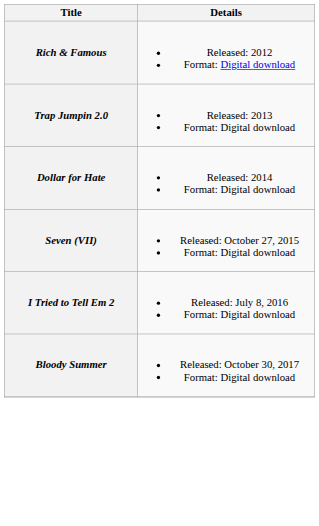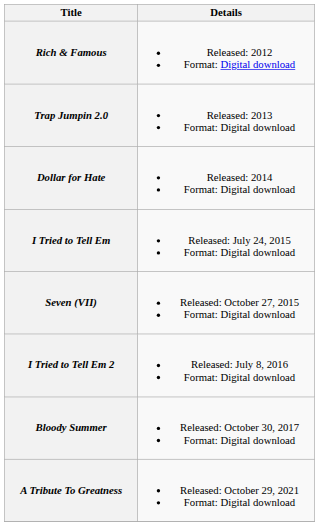+ row: (71, 240)
+ row: (71, 490)
